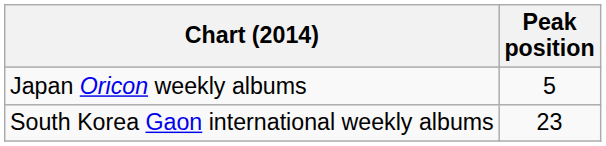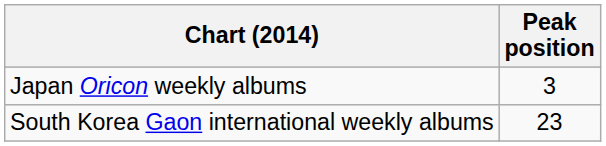(550, 85) 5 -> (550, 85) 3
